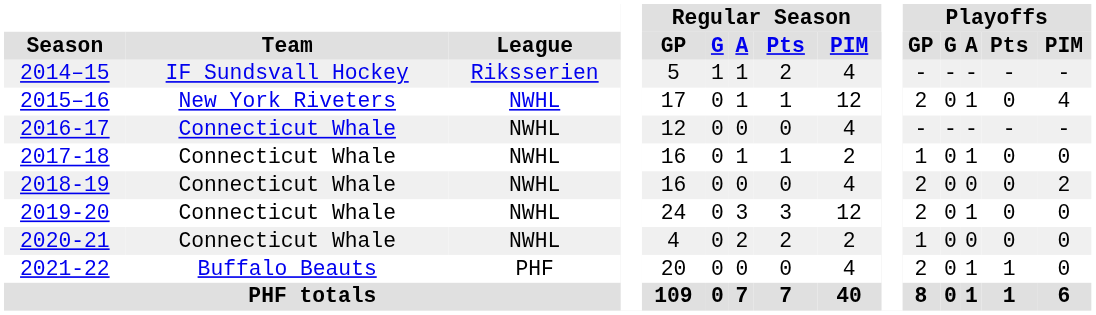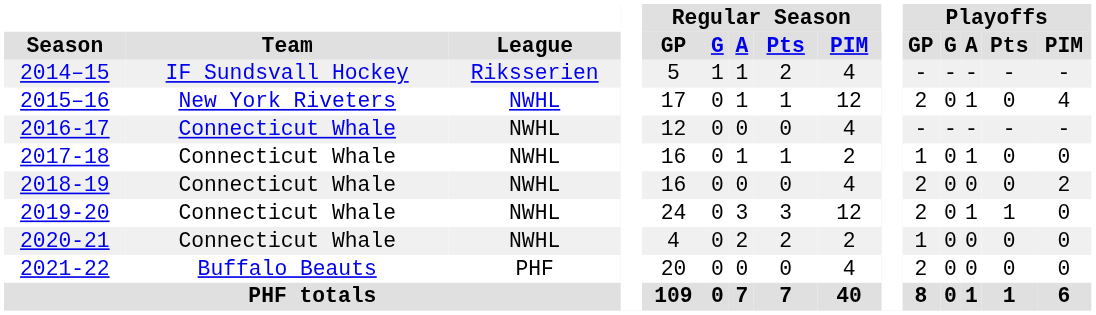(1009, 213) 0 -> (1009, 213) 1
(971, 269) 1 -> (971, 269) 0
(1009, 269) 1 -> (1009, 269) 0
